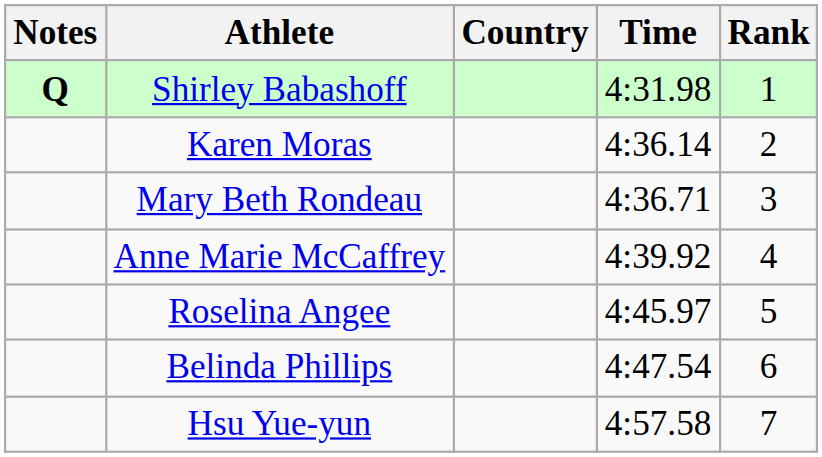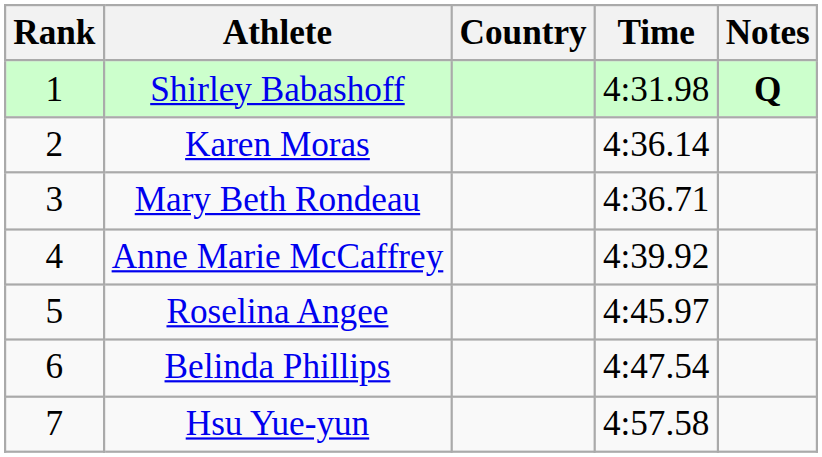columns swapped: (769, 32) <-> (55, 32)
